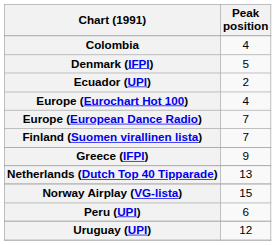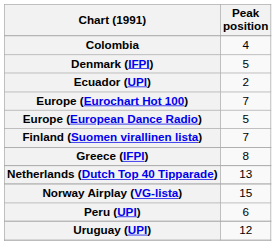(246, 100) 4 -> (246, 100) 7
(246, 119) 7 -> (246, 119) 5
(246, 156) 9 -> (246, 156) 8
